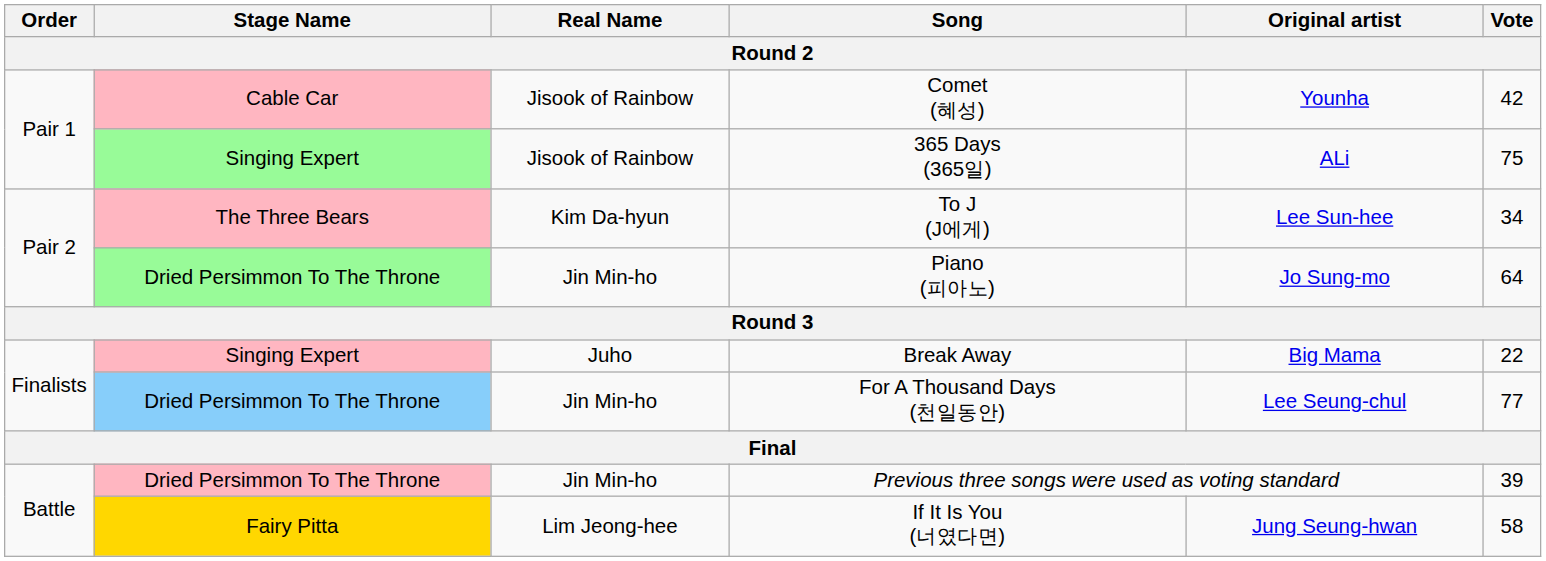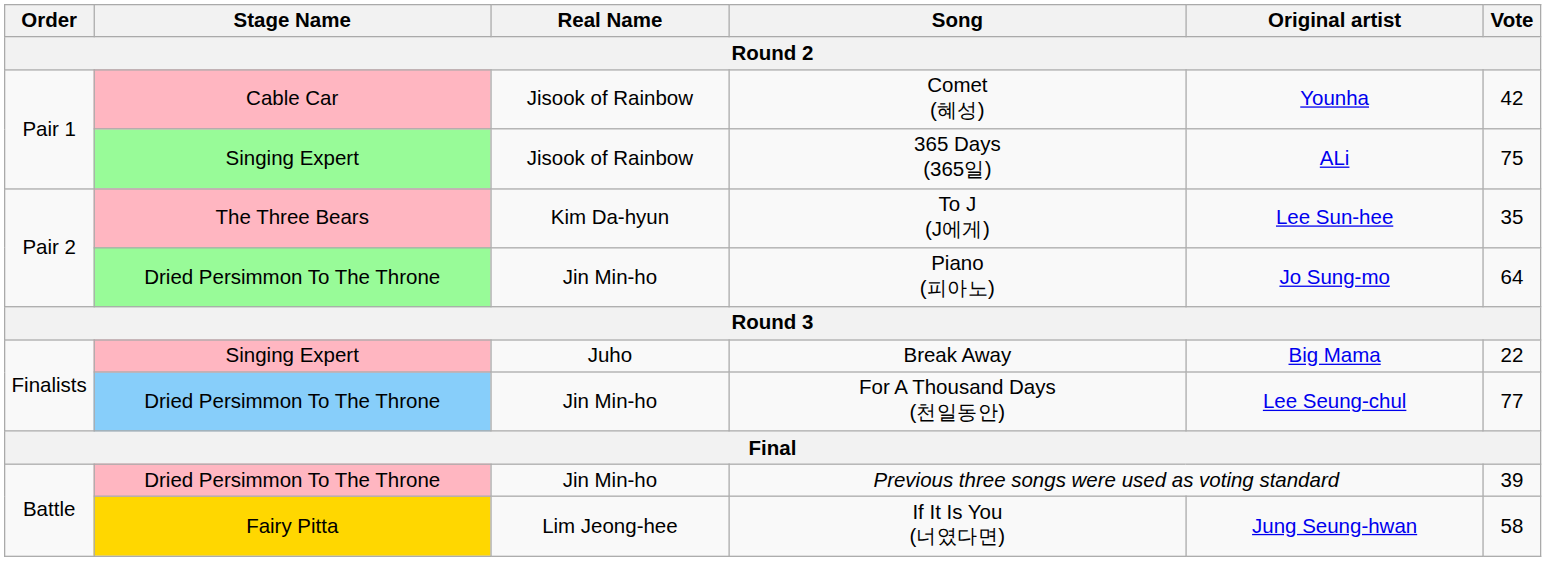(1512, 217) 34 -> (1512, 217) 35
